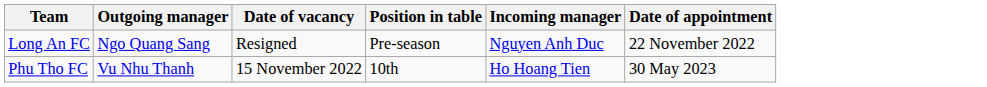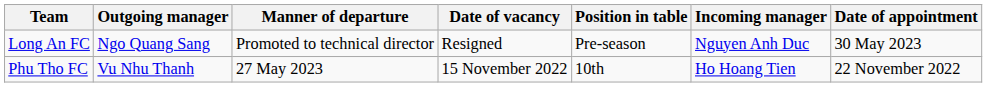+ column: (335, 17)
(692, 43) 22 November 2022 -> (878, 43) 30 May 2023
(672, 69) 30 May 2023 -> (897, 69) 22 November 2022
